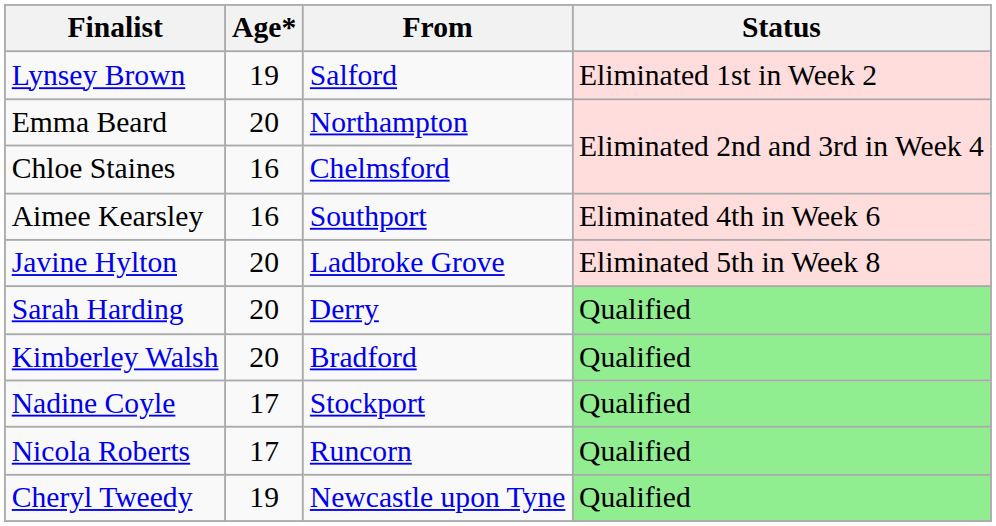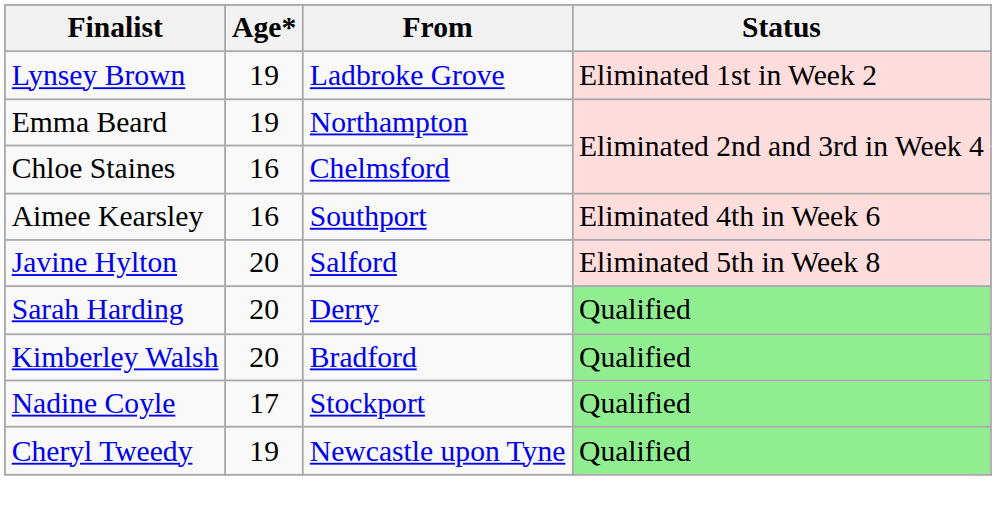(353, 74) Salford -> (407, 74) Ladbroke Grove
(264, 121) 20 -> (264, 121) 19
(407, 262) Ladbroke Grove -> (353, 262) Salford
- row: (101, 450)
